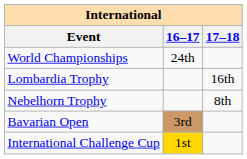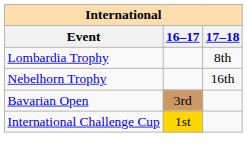- row: (68, 57)
(223, 79) 16th -> (223, 57) 8th
(223, 100) 8th -> (223, 79) 16th
